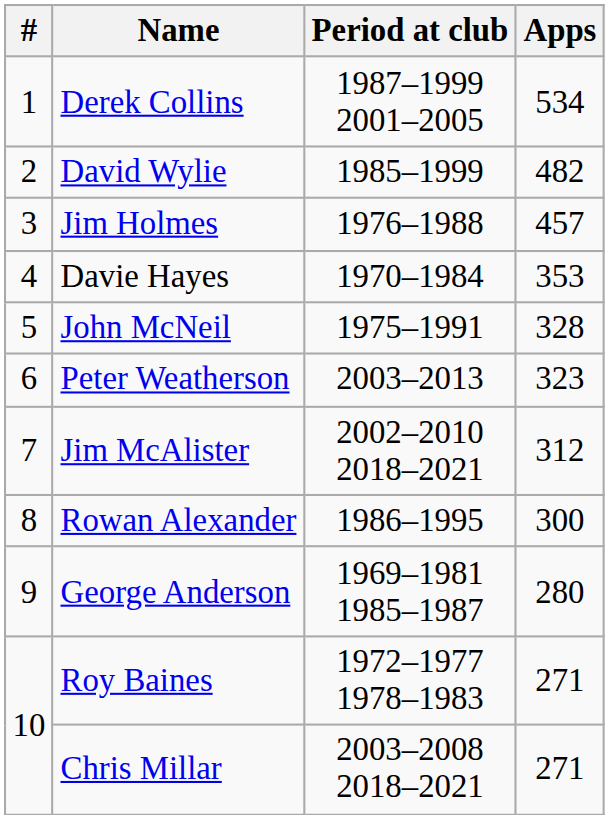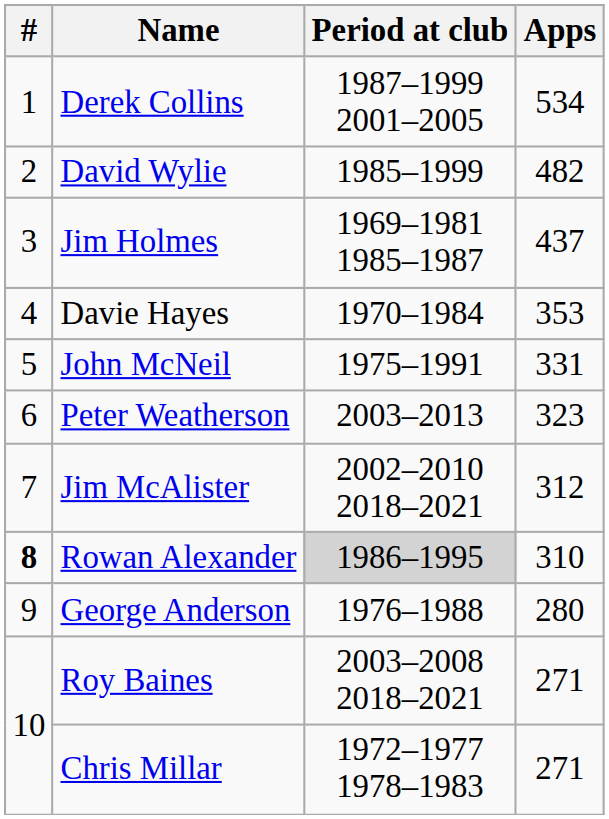(410, 223) 1976–1988 -> (410, 241) 1969–1981 1985–1987
(560, 223) 457 -> (560, 241) 437
(560, 327) 328 -> (560, 364) 331
(29, 520) normal -> (29, 557) bold
(410, 520) no background -> (410, 557) lightgrey background
(560, 520) 300 -> (560, 557) 310
(410, 590) 1969–1981 1985–1987 -> (410, 609) 1976–1988
(410, 679) 1972–1977 1978–1983 -> (410, 679) 2003–2008 2018–2021
(410, 768) 2003–2008 2018–2021 -> (410, 768) 1972–1977 1978–1983
